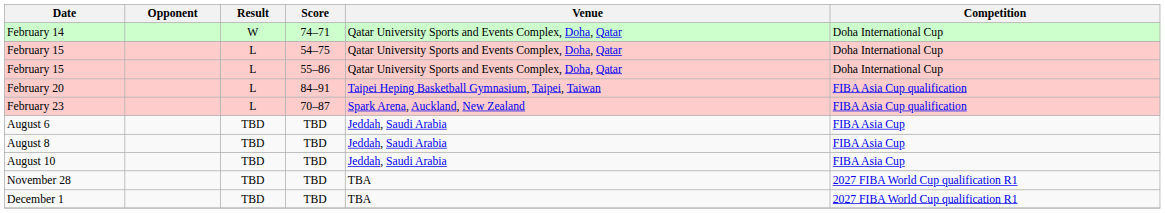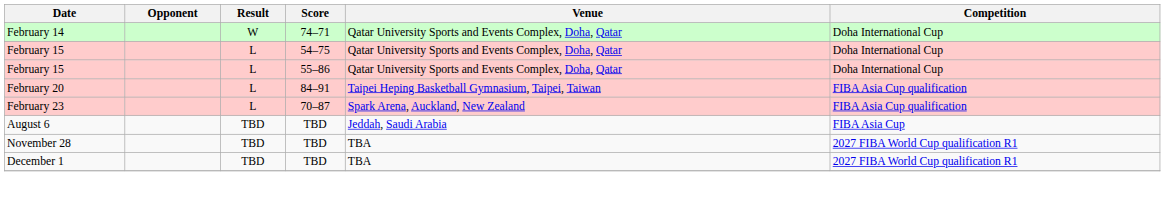- row: (28, 143)
- row: (31, 161)
